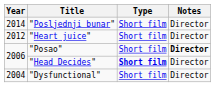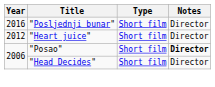(16, 24) 2014 -> (16, 24) 2016
(143, 62) bold -> (143, 62) normal
- row: (65, 75)
